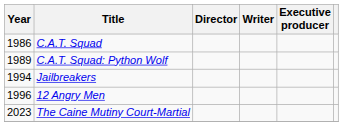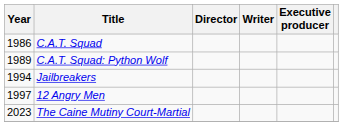(19, 95) 1996 -> (19, 95) 1997
